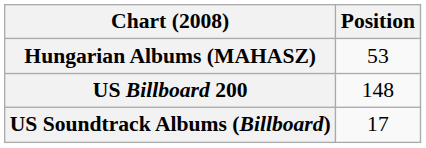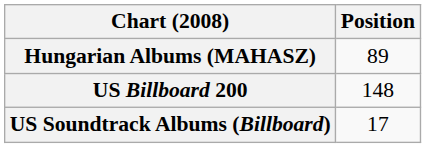(378, 55) 53 -> (378, 55) 89
